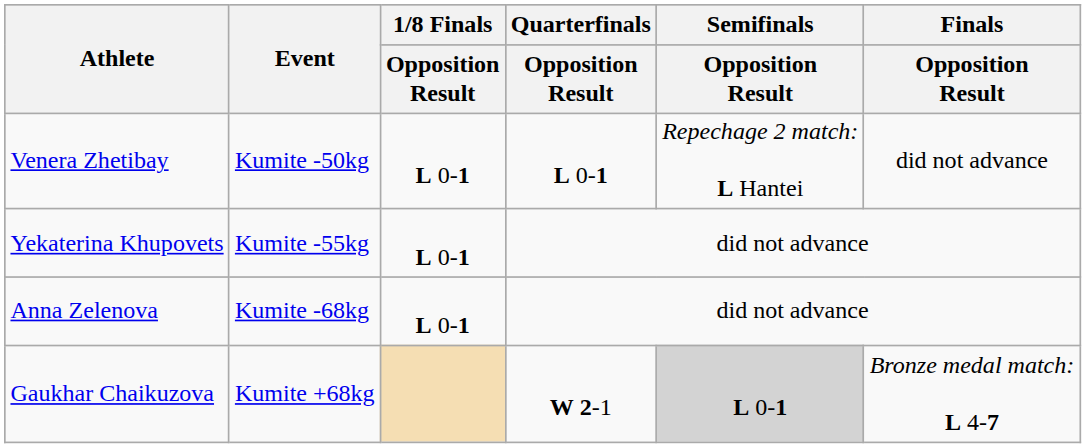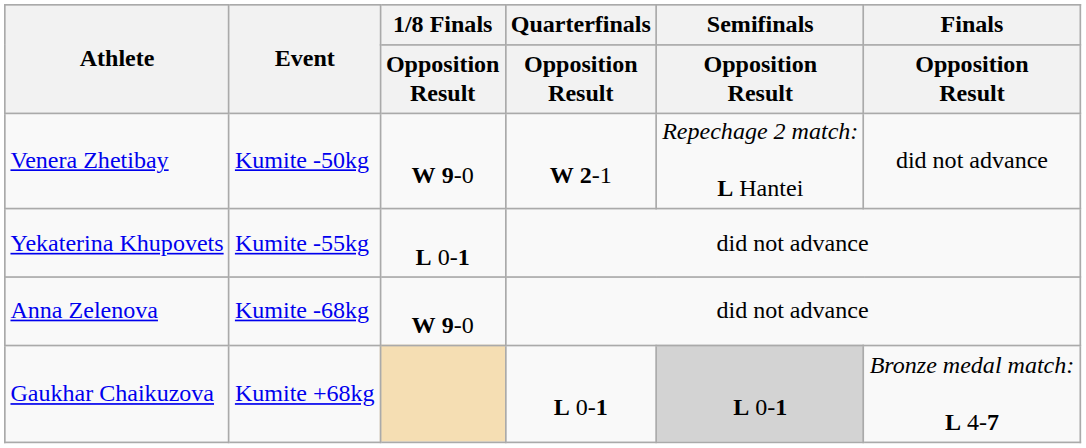(443, 175) L 0-1 -> (443, 175) W 9-0
(581, 175) L 0-1 -> (581, 175) W 2-1
(443, 325) L 0-1 -> (443, 325) W 9-0
(581, 407) W 2-1 -> (581, 407) L 0-1
